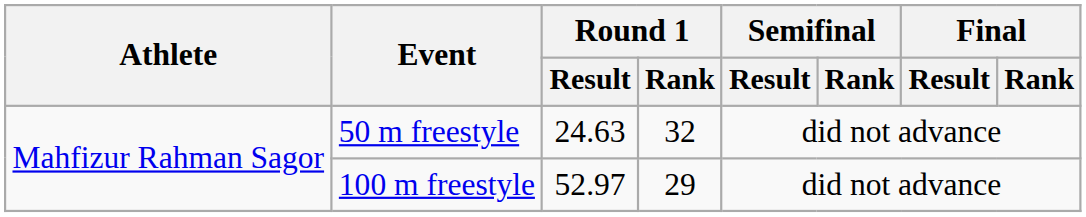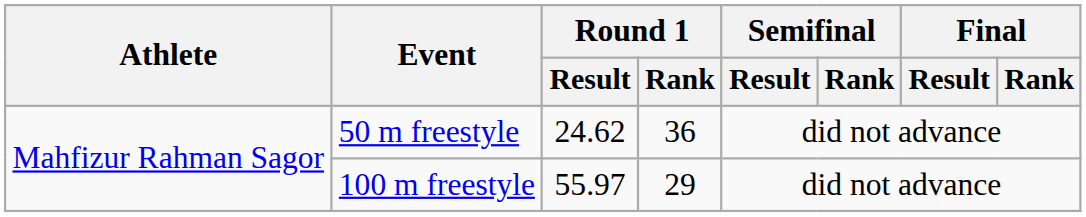(590, 132) 24.63 -> (590, 132) 24.62
(680, 132) 32 -> (680, 132) 36
(590, 184) 52.97 -> (590, 184) 55.97
